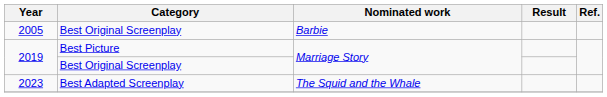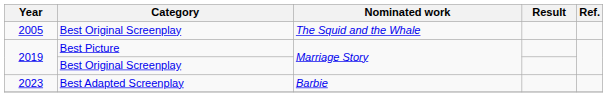(312, 30) Barbie -> (358, 30) The Squid and the Whale
(358, 83) The Squid and the Whale -> (312, 83) Barbie
